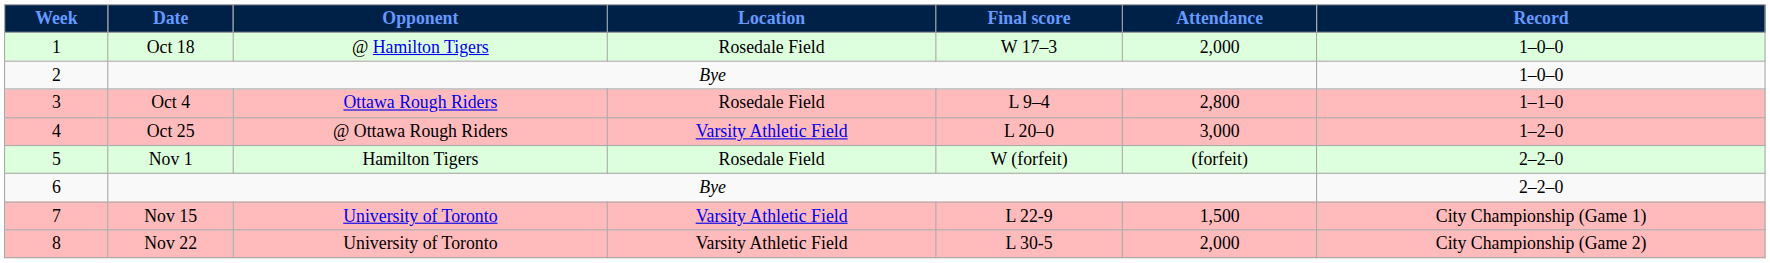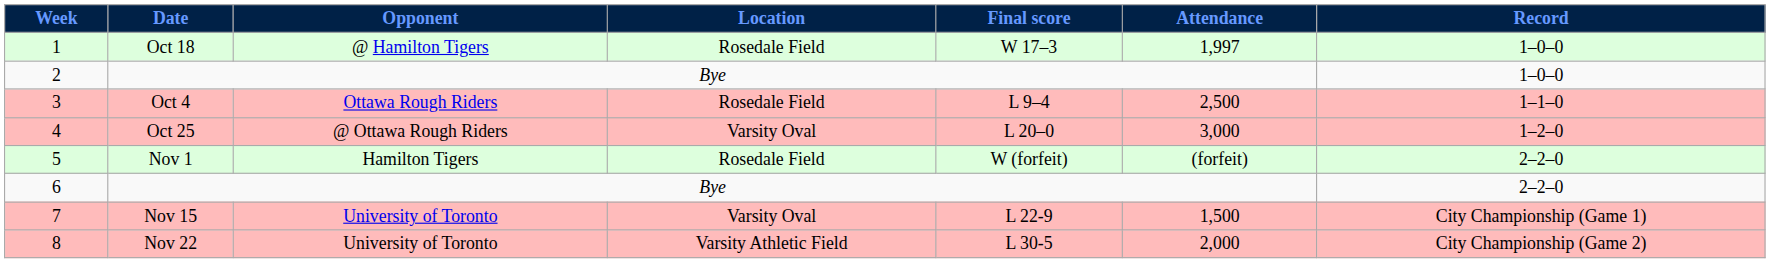(1220, 46) 2,000 -> (1220, 46) 1,997
(1220, 103) 2,800 -> (1220, 103) 2,500
(772, 131) Varsity Athletic Field -> (772, 131) Varsity Oval
(772, 215) Varsity Athletic Field -> (772, 215) Varsity Oval
